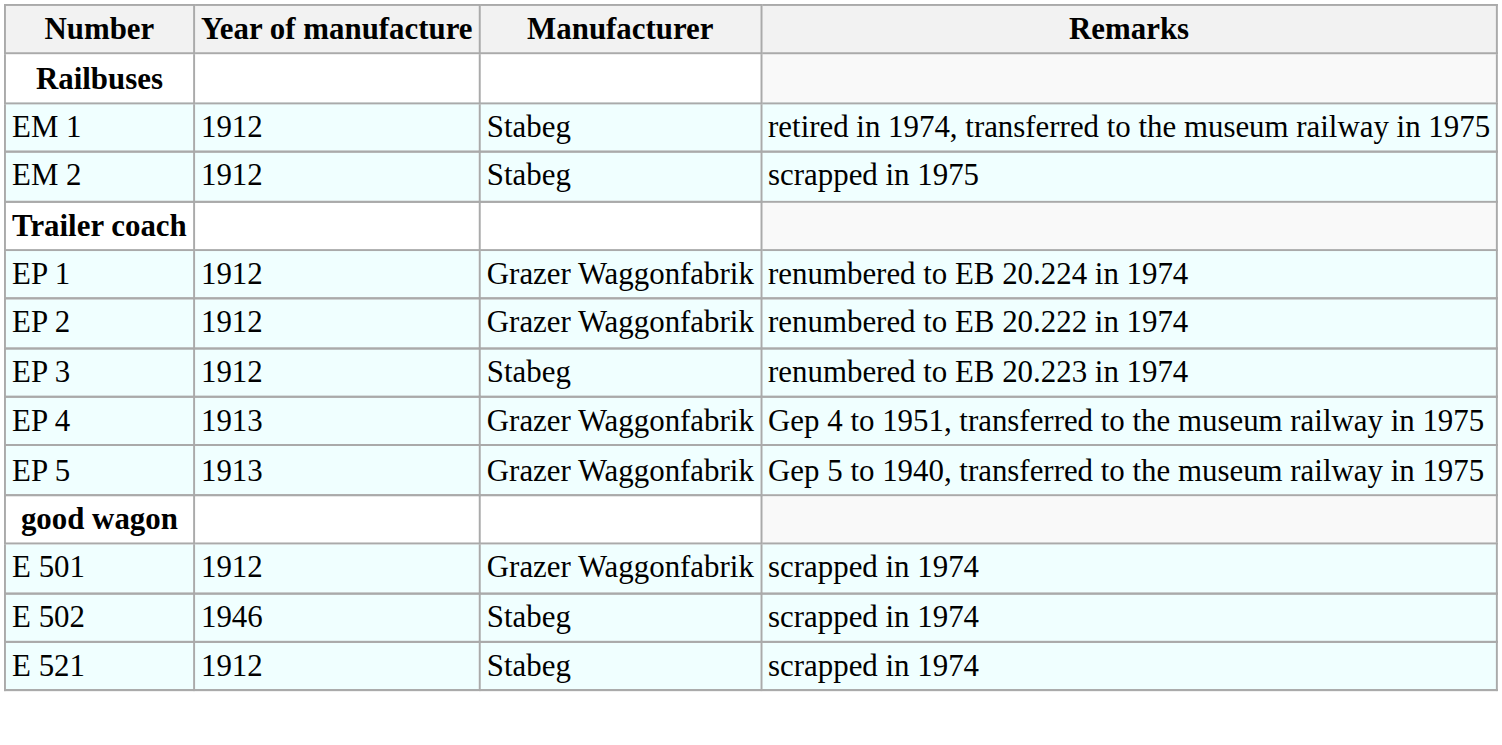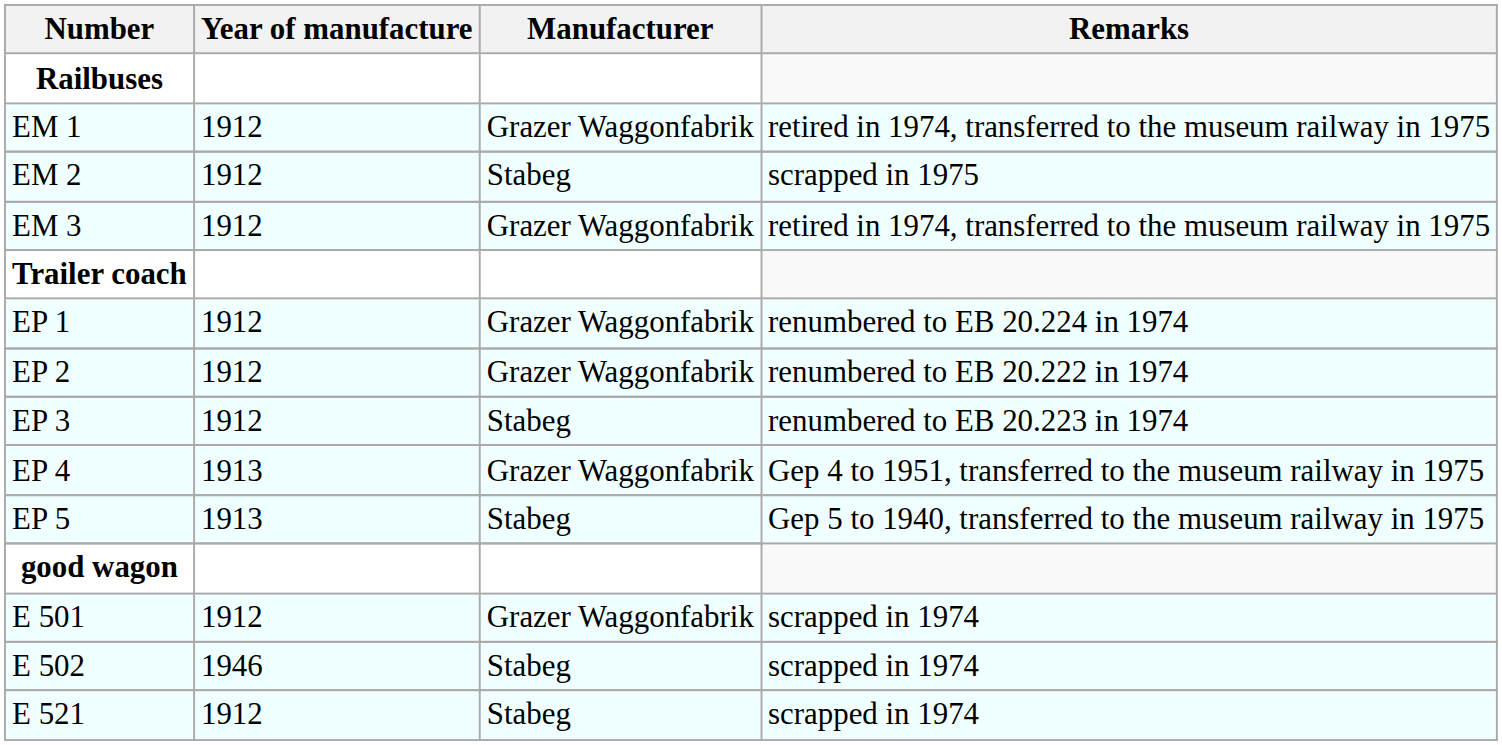(529, 126) Stabeg -> (620, 126) Grazer Waggonfabrik
+ row: (47, 224)
(620, 469) Grazer Waggonfabrik -> (529, 518) Stabeg
